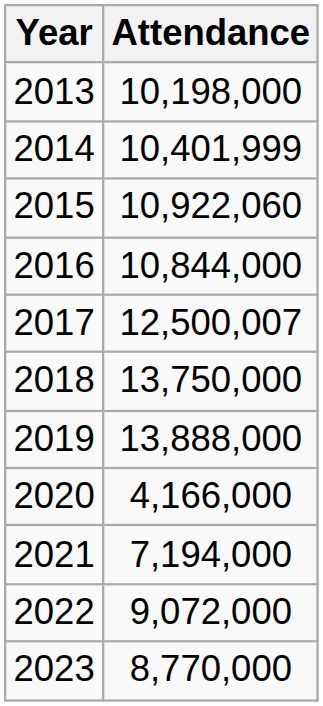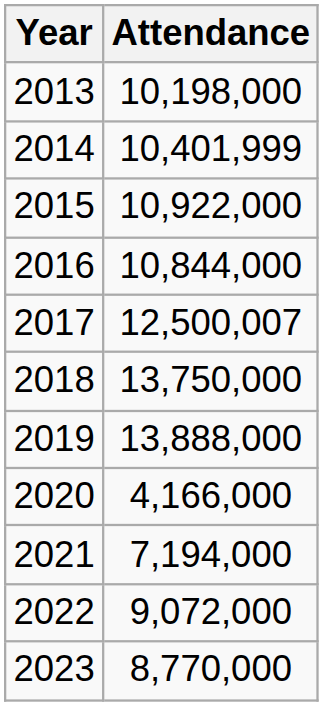(211, 206) 10,922,060 -> (211, 206) 10,922,000
